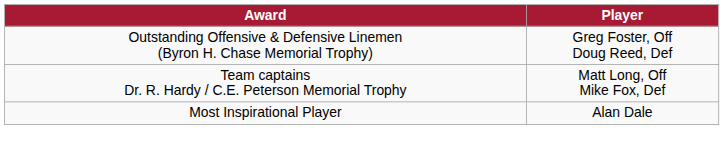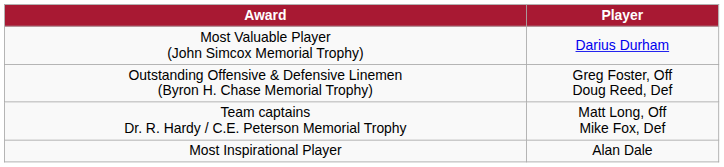+ row: (265, 45)
